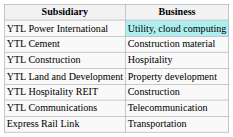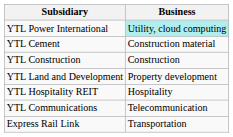(150, 60) Hospitality -> (154, 60) Construction
(154, 92) Construction -> (150, 92) Hospitality
